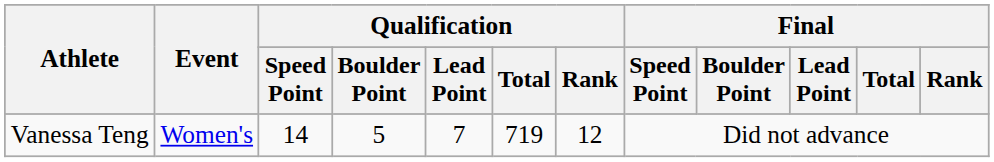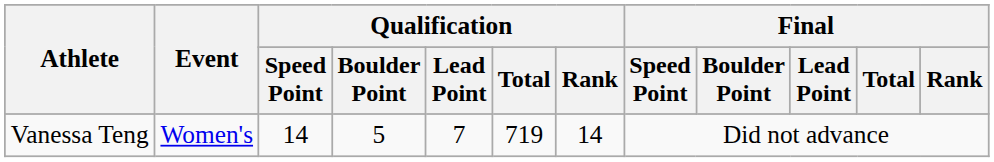(590, 135) 12 -> (590, 135) 14
